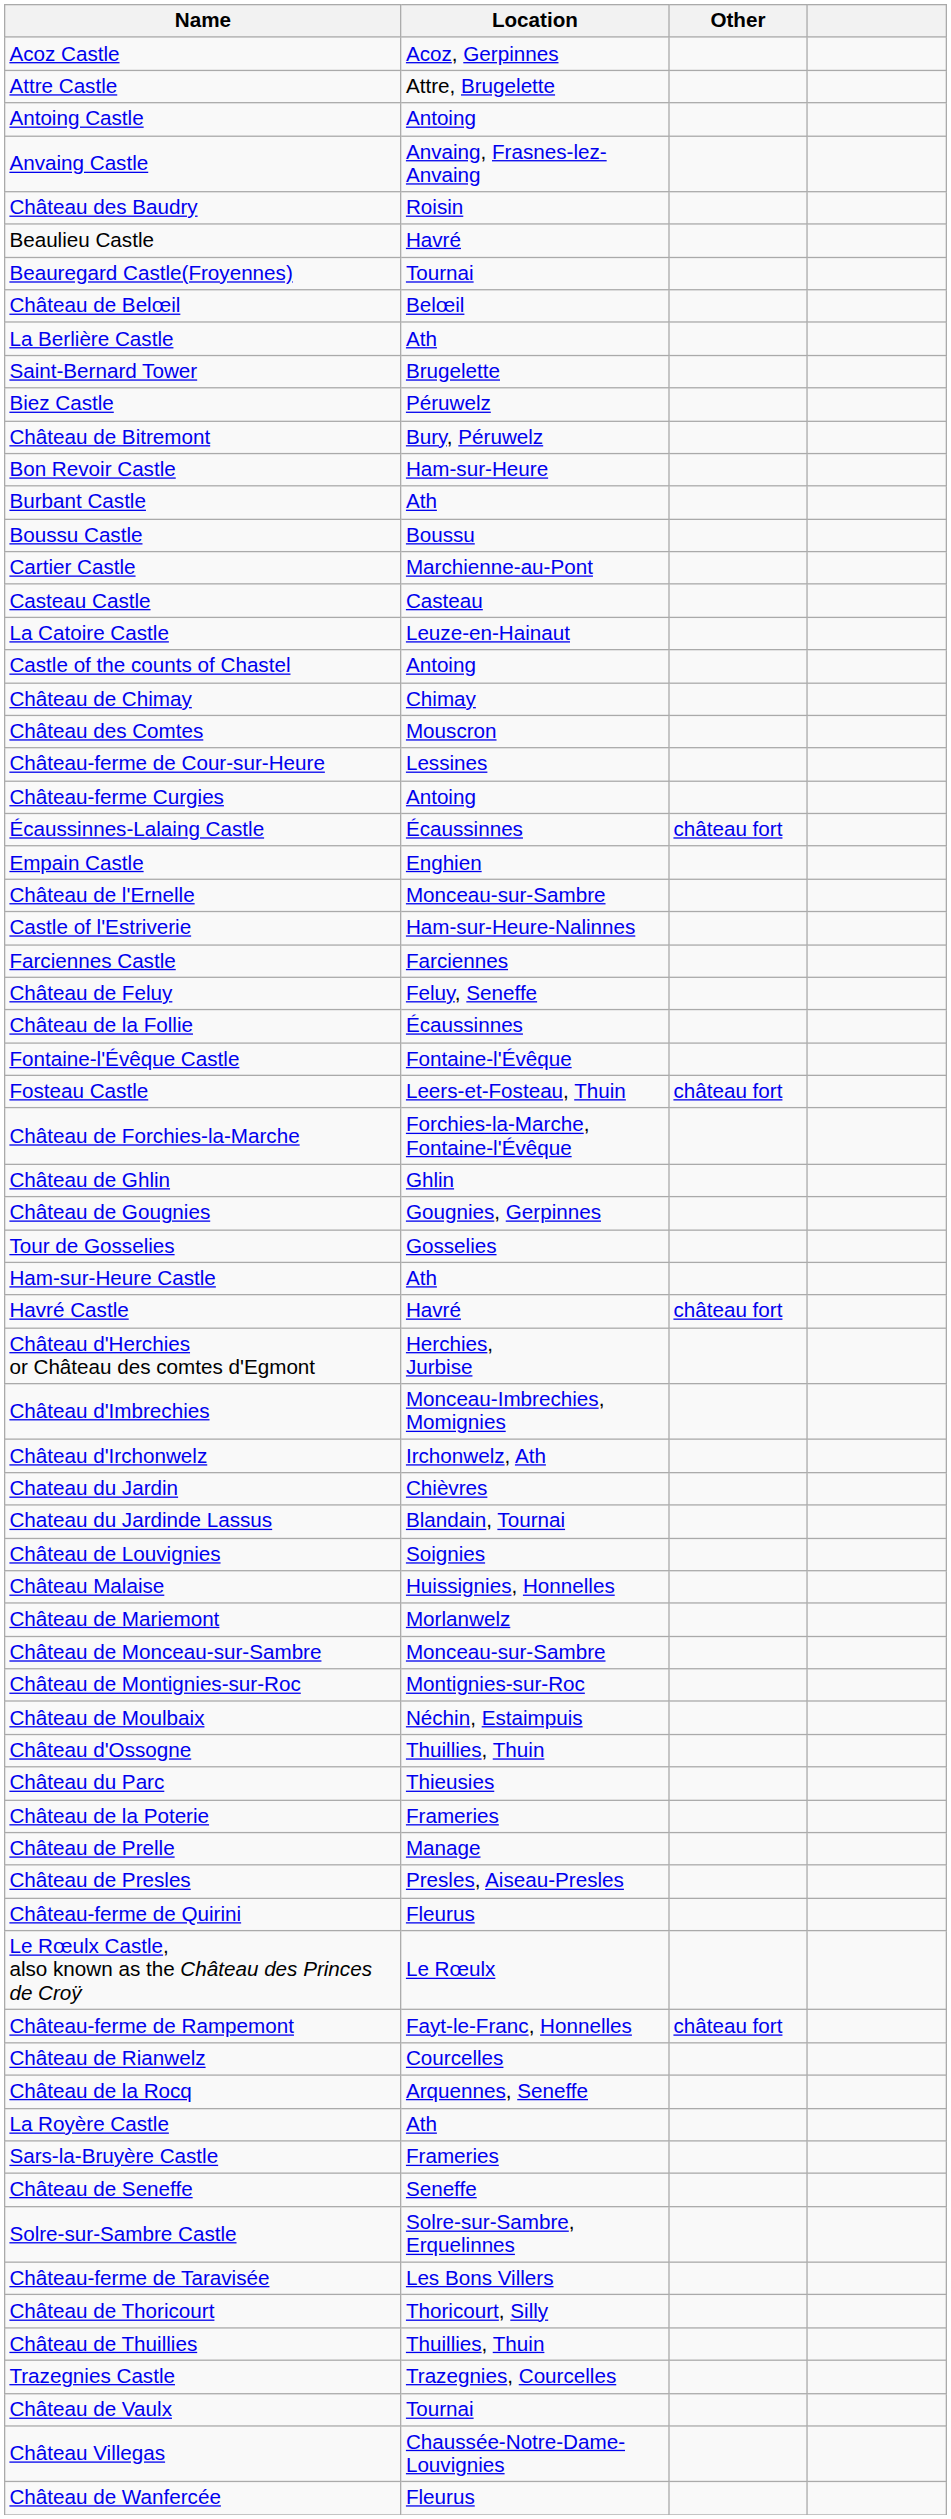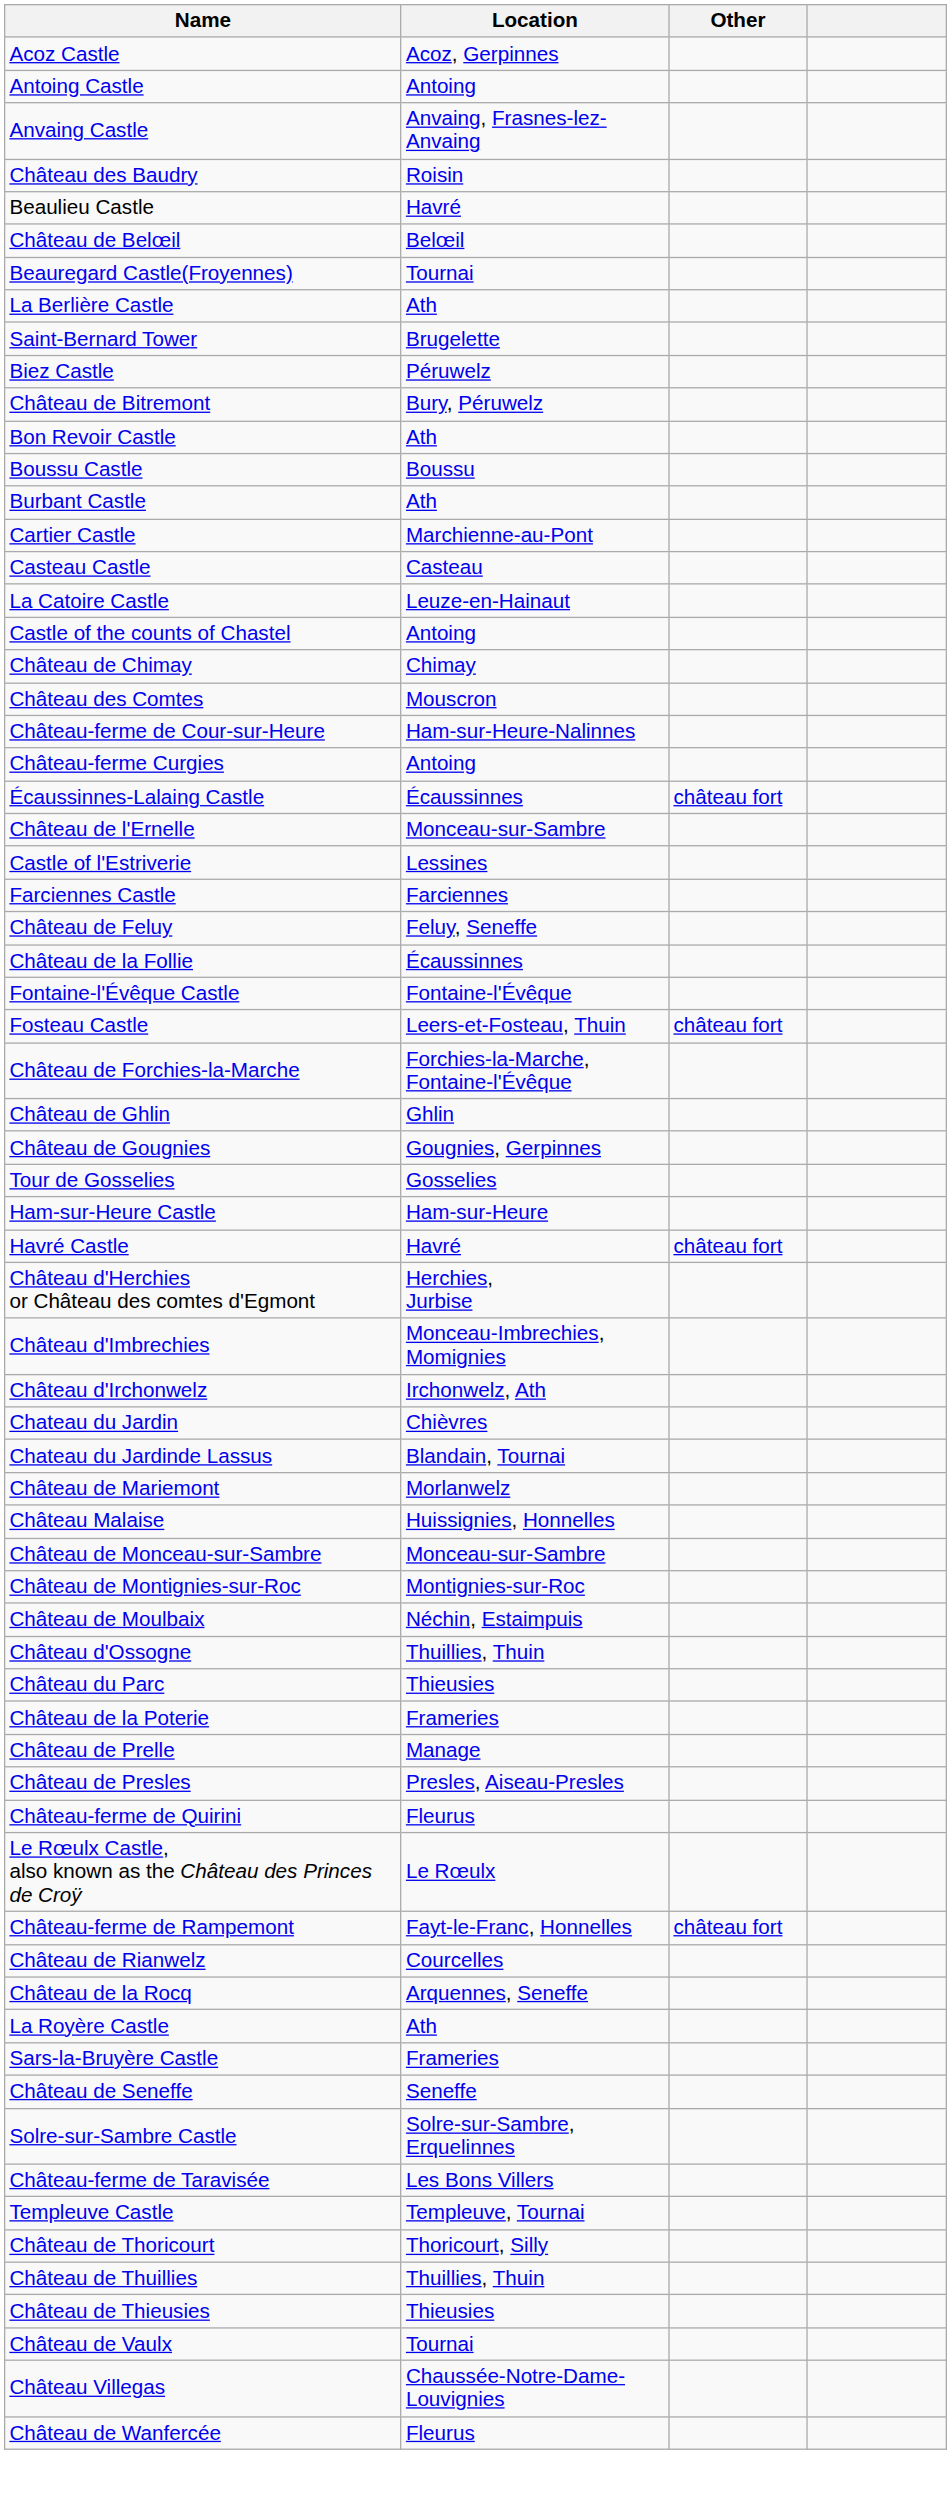- row: (63, 86)
rows swapped: (151, 273) <-> (95, 305)
(477, 469) Ham-sur-Heure -> (421, 436) Ath
rows swapped: (76, 535) <-> (78, 502)
(447, 764) Lessines -> (521, 731) Ham-sur-Heure-Nalinnes
- row: (77, 862)
(521, 927) Ham-sur-Heure-Nalinnes -> (447, 862) Lessines
(421, 1278) Ath -> (477, 1212) Ham-sur-Heure
- row: (115, 1554)
rows swapped: (87, 1586) <-> (114, 1619)
+ row: (91, 2212)
+ row: (110, 2311)
- row: (92, 2376)
